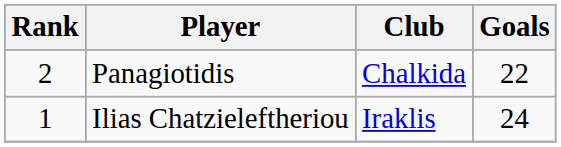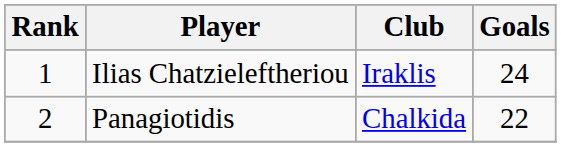rows swapped: (220, 118) <-> (163, 73)
